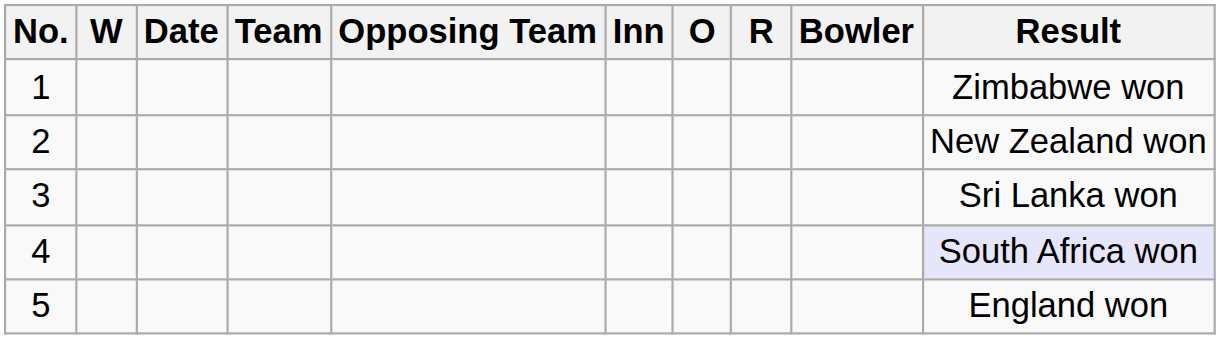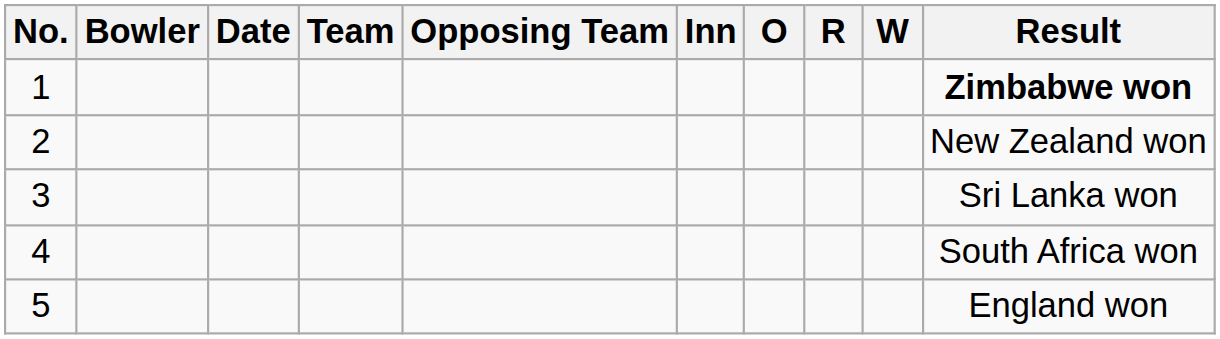columns swapped: (856, 31) <-> (106, 31)
(1068, 86) normal -> (1068, 86) bold
(1068, 251) lavender background -> (1068, 251) no background
